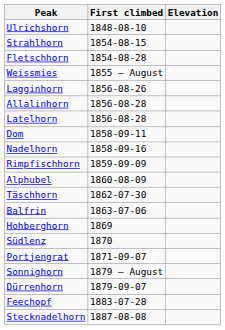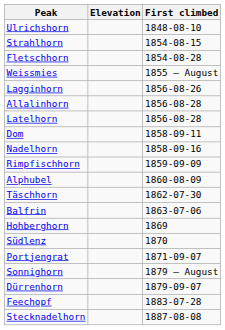columns swapped: (193, 12) <-> (127, 12)
